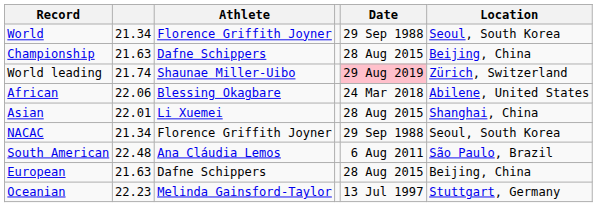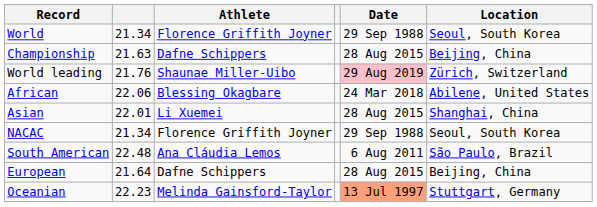(133, 73) 21.74 -> (133, 73) 21.76
(133, 172) 21.63 -> (133, 172) 21.64
(383, 192) no background -> (383, 192) lightsalmon background
